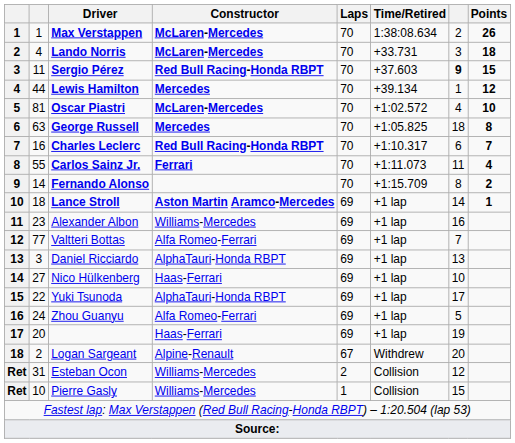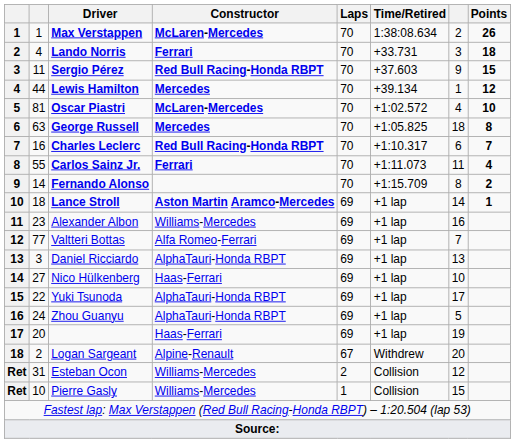(209, 51) McLaren-Mercedes -> (174, 51) Ferrari
(458, 70) bold -> (458, 70) normal
(206, 315) Alfa Romeo-Ferrari -> (220, 315) AlphaTauri-Honda RBPT
